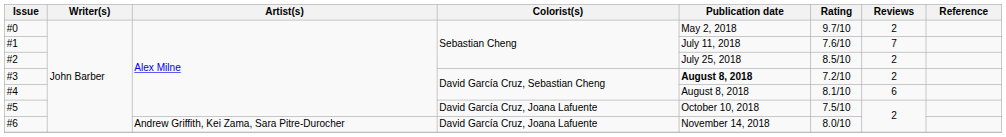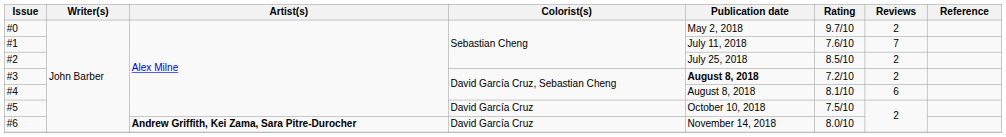(518, 108) David García Cruz, Joana Lafuente -> (492, 108) David García Cruz
(239, 124) normal -> (244, 124) bold
(518, 124) David García Cruz, Joana Lafuente -> (492, 124) David García Cruz
